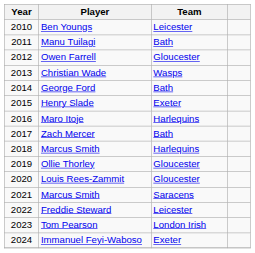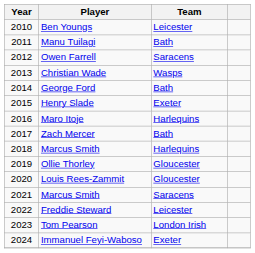(177, 57) Gloucester -> (174, 57) Saracens
